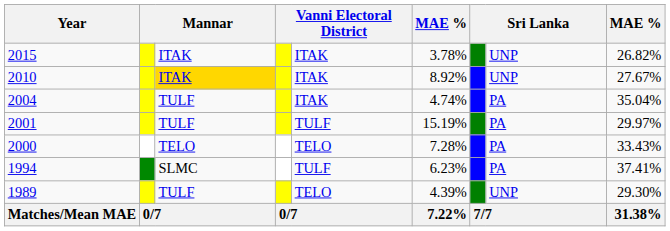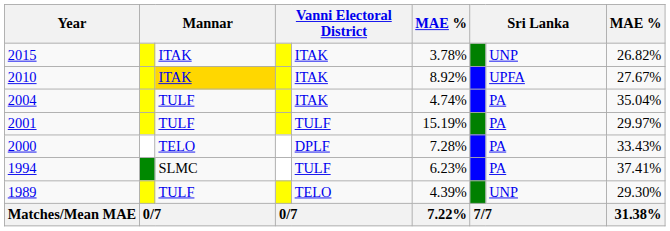(504, 77) UNP -> (507, 77) UPFA
(313, 146) TELO -> (312, 146) DPLF
